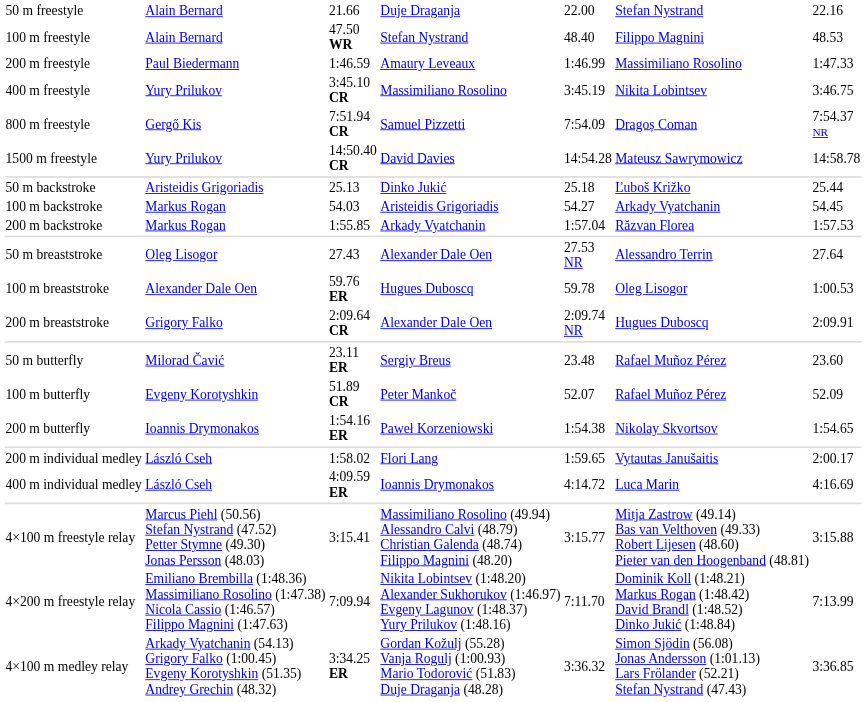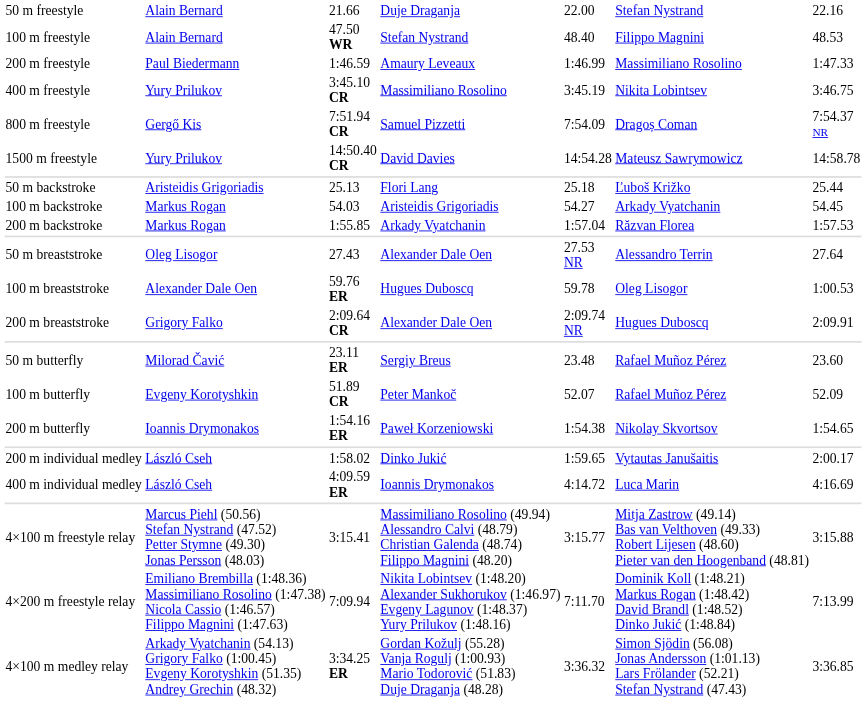(413, 188) Dinko Jukić -> (409, 188) Flori Lang
(409, 458) Flori Lang -> (413, 458) Dinko Jukić
